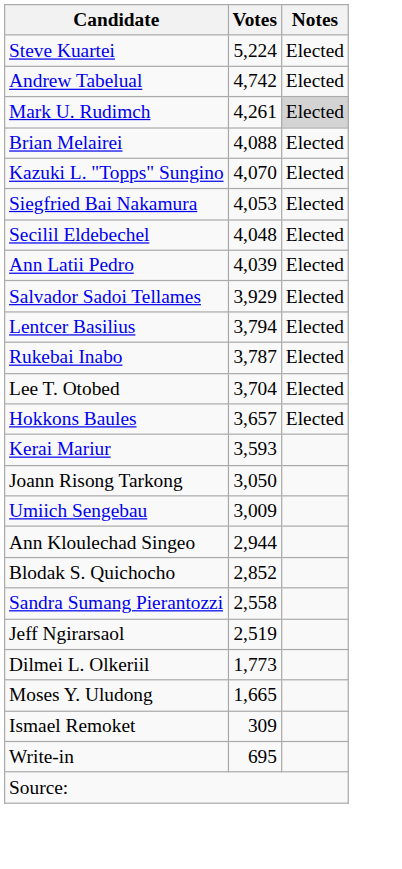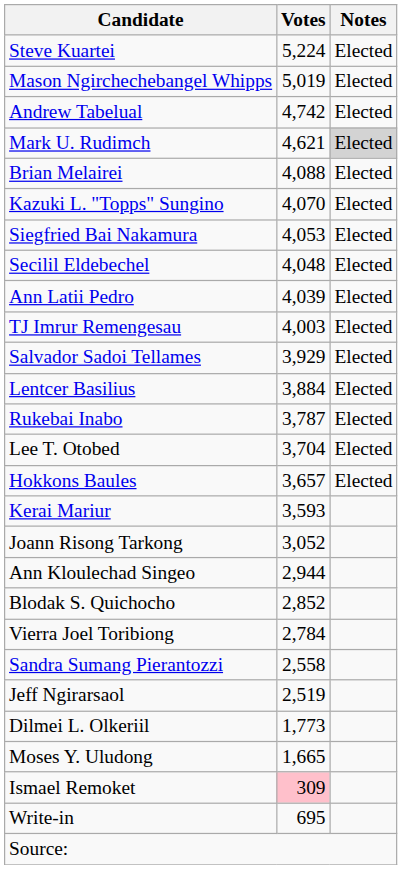+ row: (141, 81)
(255, 111) 4,261 -> (304, 142) 4,621
+ row: (95, 326)
(255, 326) 3,794 -> (304, 388) 3,884
(255, 480) 3,050 -> (304, 541) 3,052
- row: (78, 511)
+ row: (92, 633)
(262, 726) no background -> (311, 787) pink background
